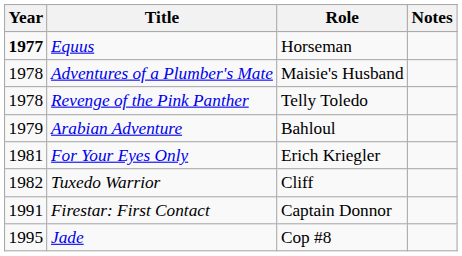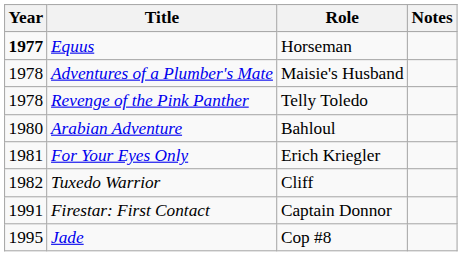(26, 127) 1979 -> (26, 127) 1980
